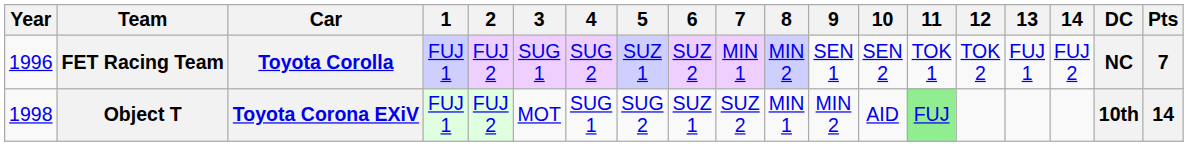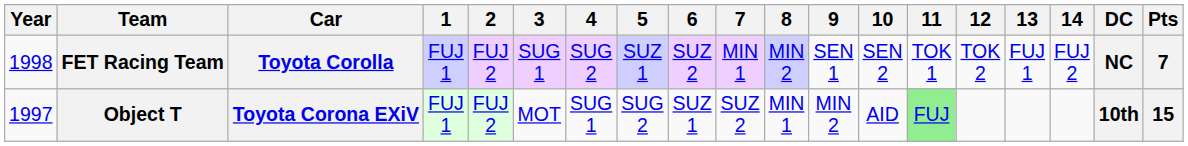(31, 61) 1996 -> (31, 61) 1998
(31, 114) 1998 -> (31, 114) 1997
(1163, 114) 14 -> (1163, 114) 15
